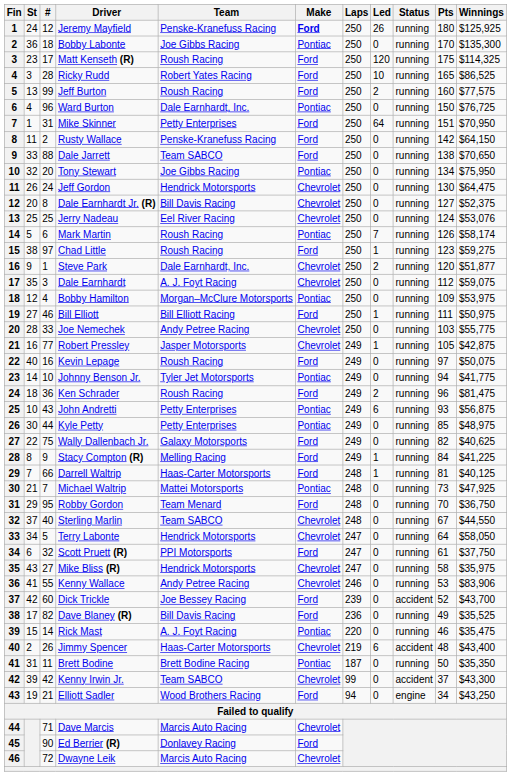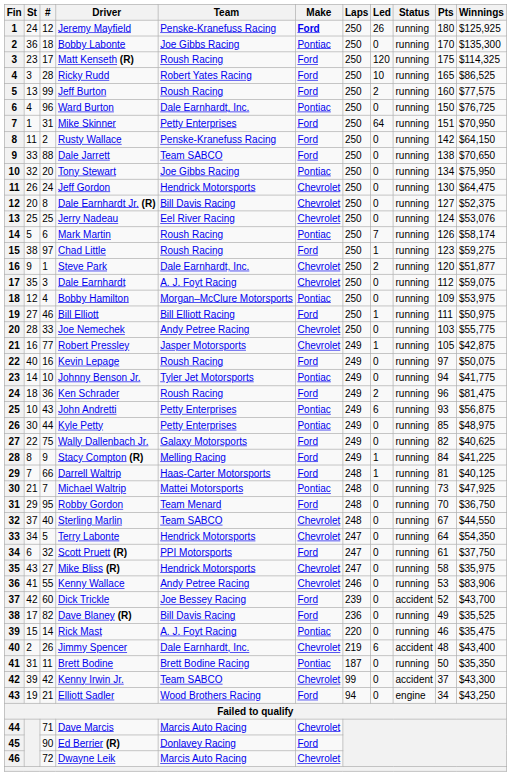(477, 537) $58,050 -> (477, 537) $54,350
(215, 648) Haas-Carter Motorsports -> (205, 648) Dale Earnhardt, Inc.
